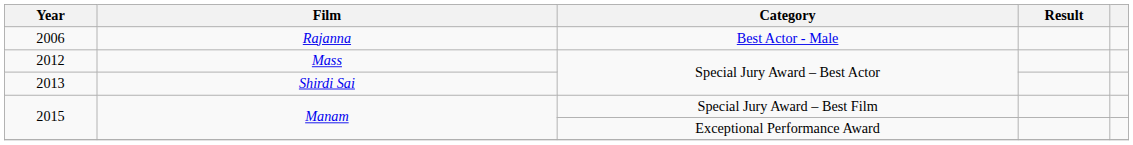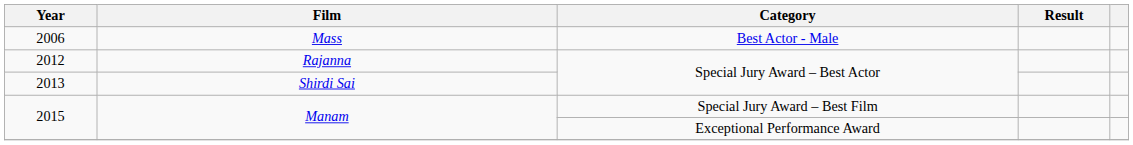(327, 38) Rajanna -> (327, 38) Mass
(327, 60) Mass -> (327, 60) Rajanna
